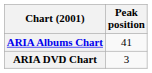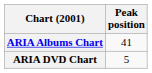(126, 59) 3 -> (126, 59) 5
